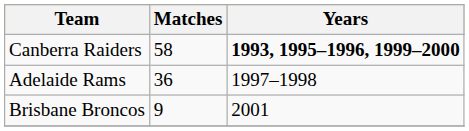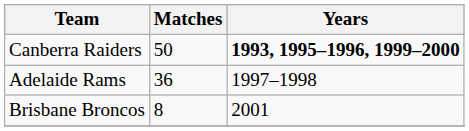(163, 49) 58 -> (163, 49) 50
(158, 110) 9 -> (158, 110) 8
